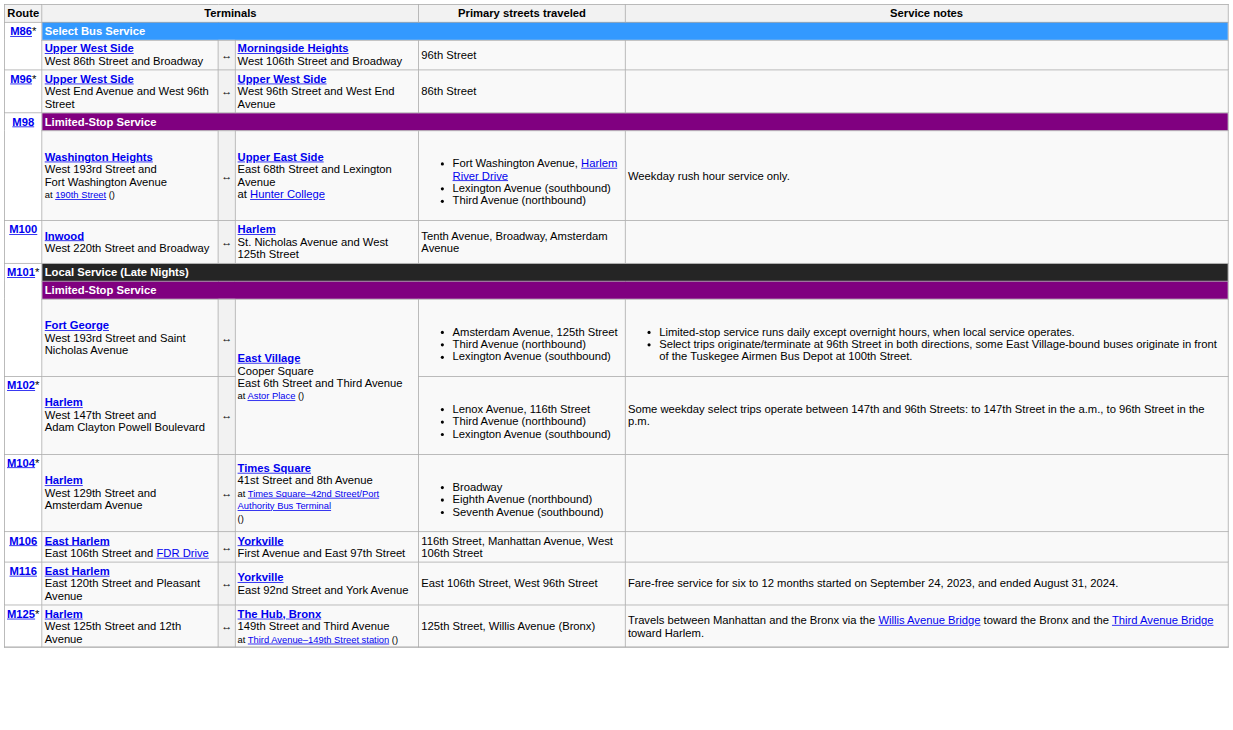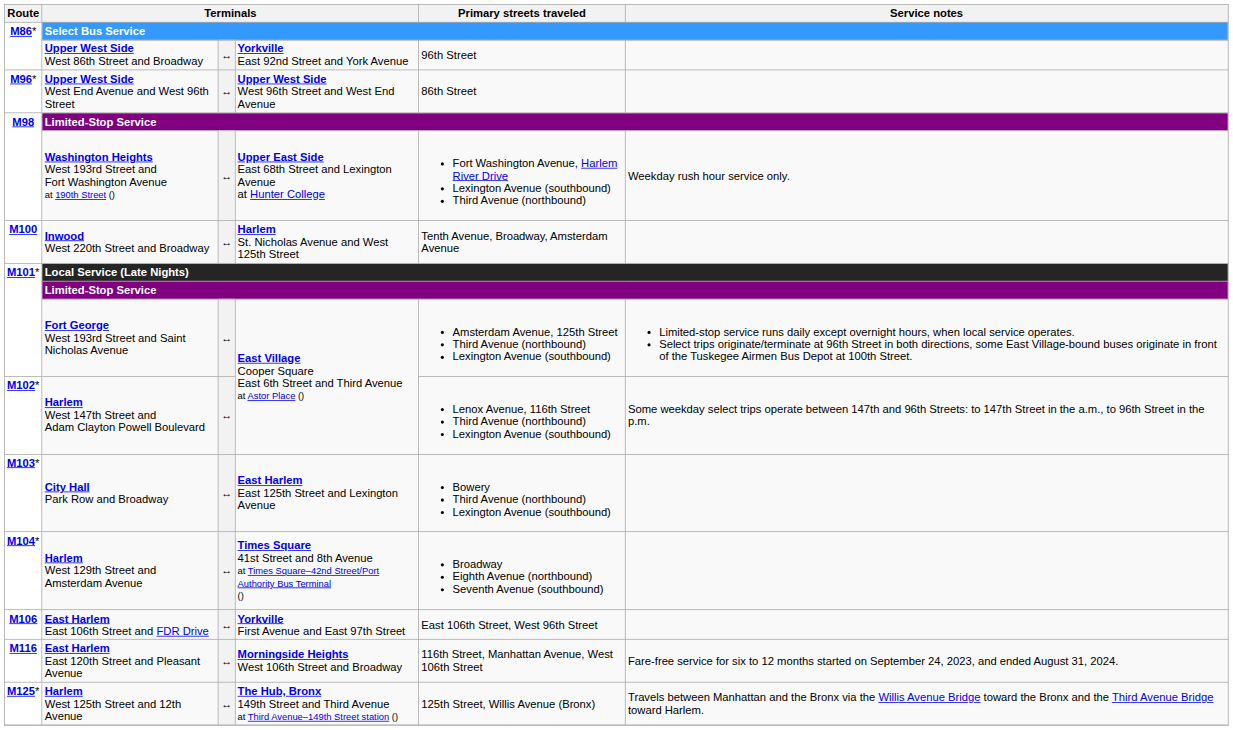(320, 55) Morningside Heights West 106th Street and Broadway -> (323, 55) Yorkville East 92nd Street and York Avenue
+ row: (23, 463)
(517, 547) 116th Street, Manhattan Avenue, West 106th Street -> (510, 625) East 106th Street, West 96th Street
(323, 584) Yorkville East 92nd Street and York Avenue -> (320, 661) Morningside Heights West 106th Street and Broadway
(510, 584) East 106th Street, West 96th Street -> (517, 661) 116th Street, Manhattan Avenue, West 106th Street
